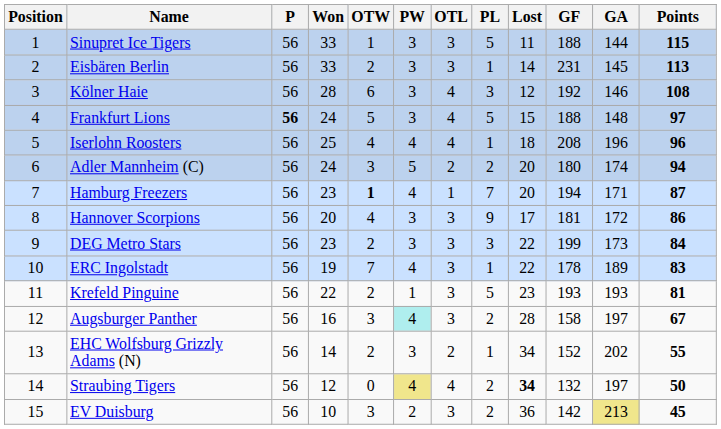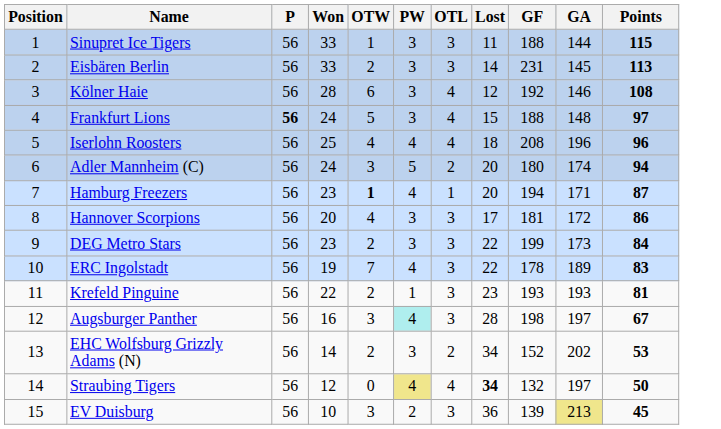- column: (490, 17)
(569, 318) 158 -> (532, 318) 198
(678, 352) 55 -> (641, 352) 53
(569, 411) 142 -> (532, 411) 139
